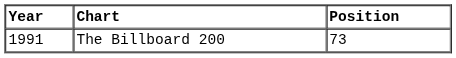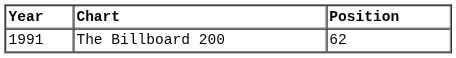(338, 40) 73 -> (338, 40) 62
